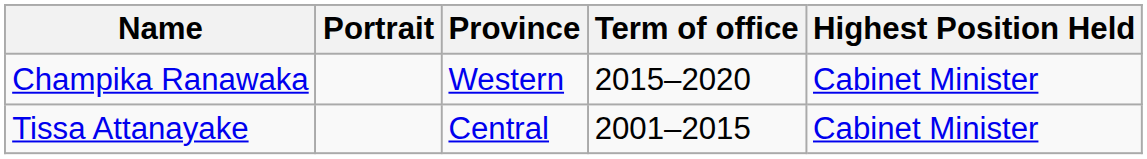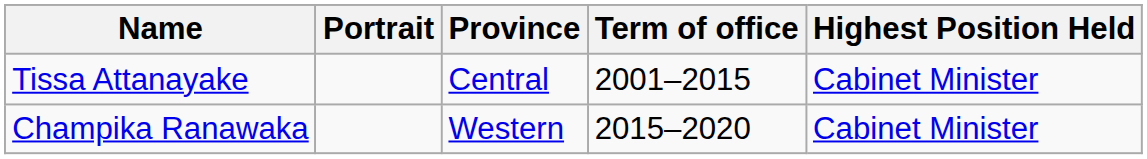rows swapped: (130, 128) <-> (160, 78)
